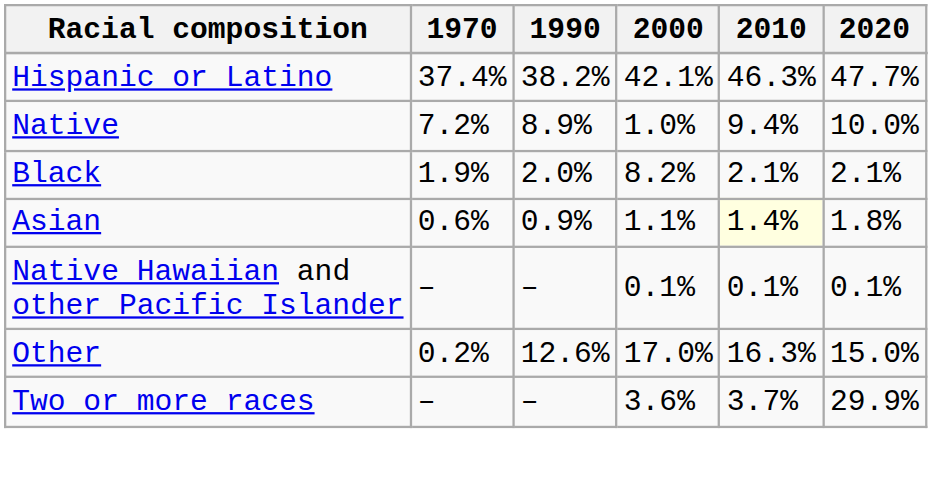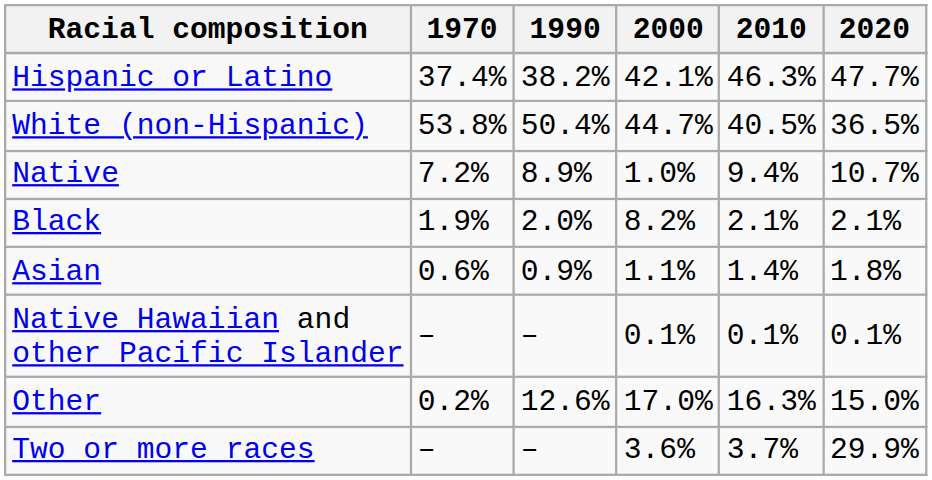+ row: (190, 126)
(874, 126) 10.0% -> (874, 174) 10.7%
(762, 223) lightyellow background -> (762, 271) no background
